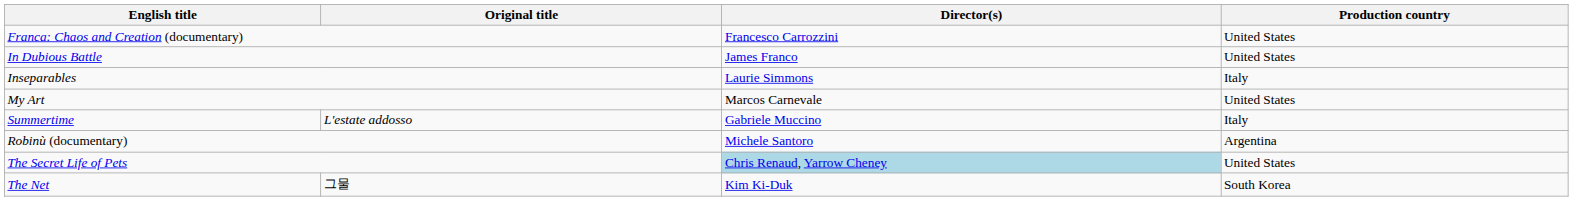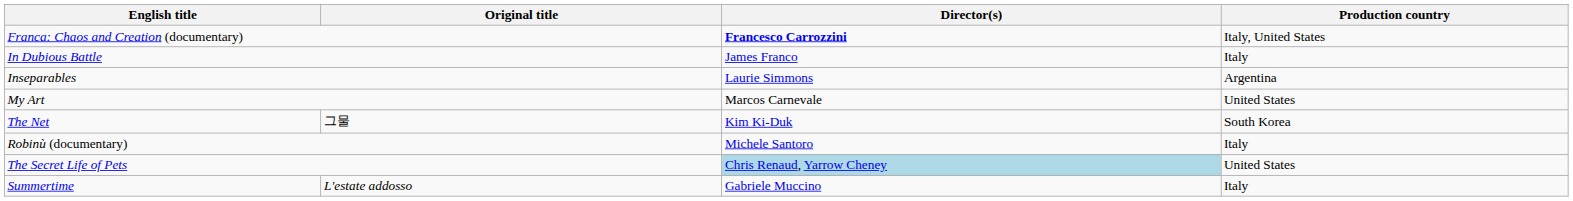(782, 36) normal -> (786, 36) bold
(1259, 36) United States -> (1275, 36) Italy, United States
(1259, 57) United States -> (1236, 57) Italy
(1236, 78) Italy -> (1250, 78) Argentina
rows swapped: (28, 184) <-> (41, 120)
(1250, 141) Argentina -> (1236, 143) Italy
